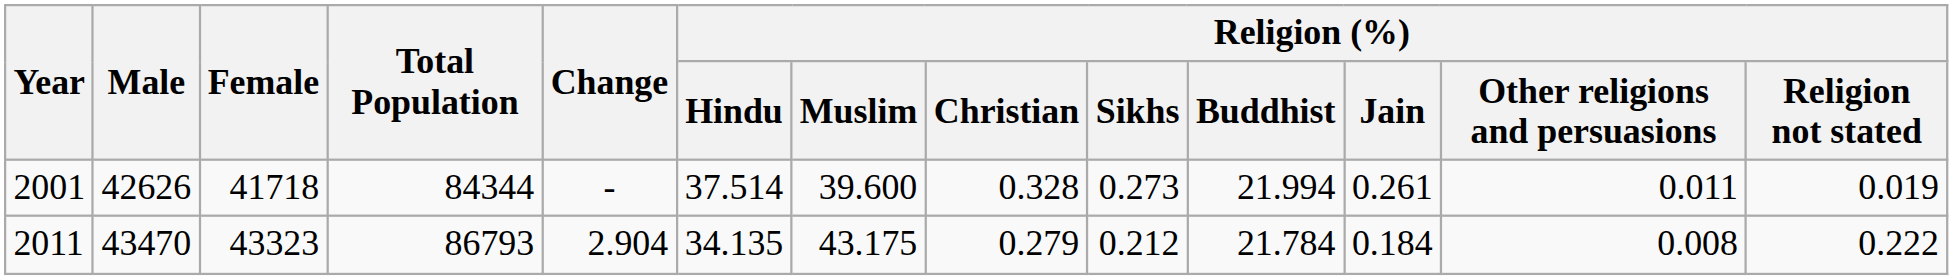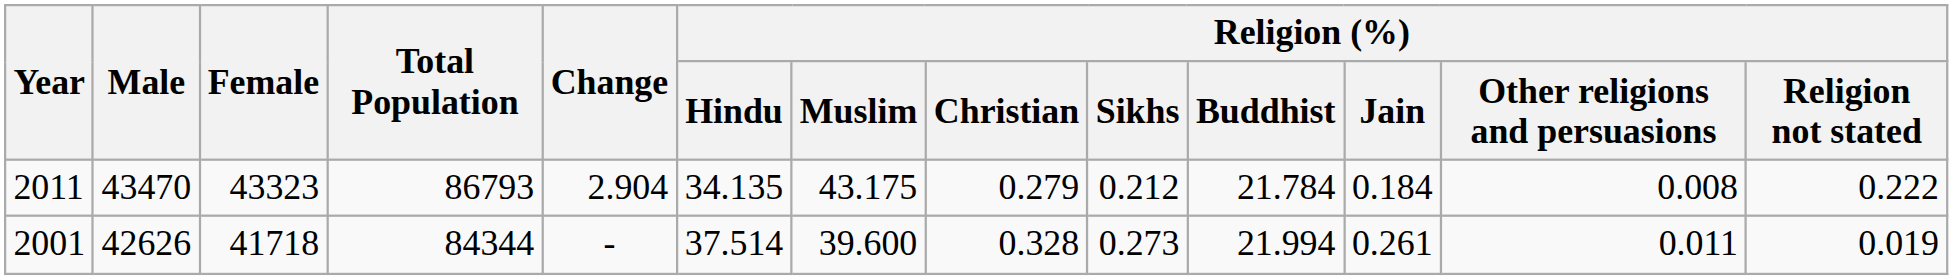rows swapped: (49, 186) <-> (49, 243)
